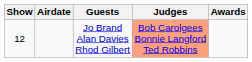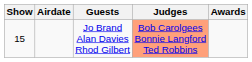(20, 38) 12 -> (20, 38) 15
